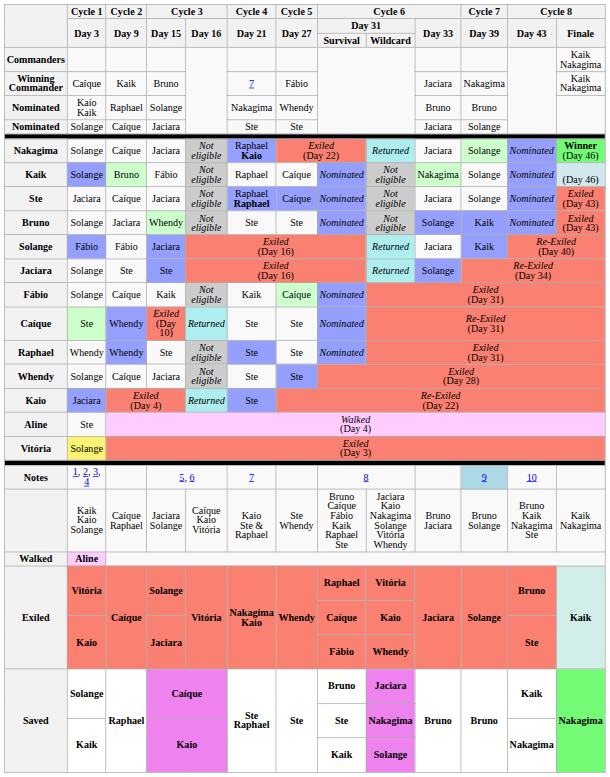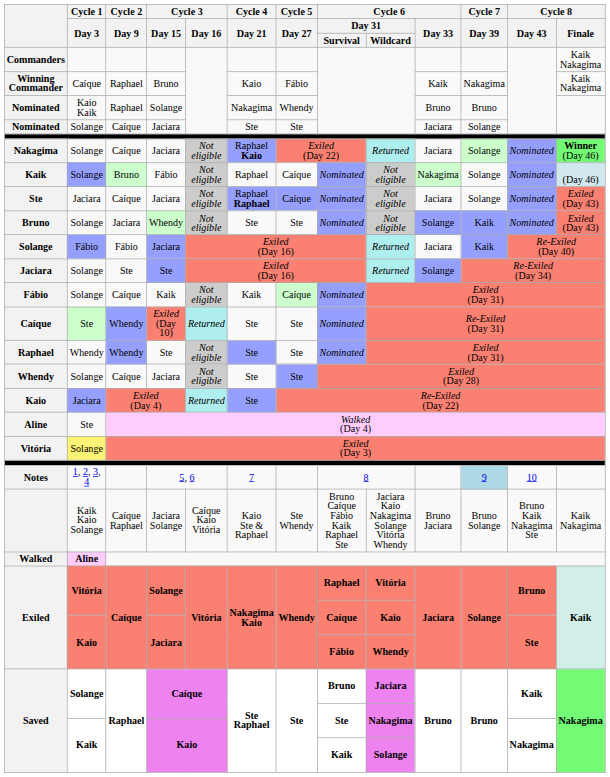(126, 83) Kaik -> (126, 83) Raphael
(252, 83) 7 -> (252, 83) Kaio
(438, 83) Jaciara -> (438, 83) Kaik
